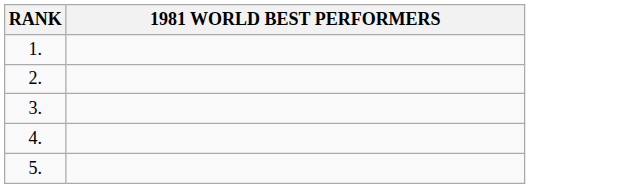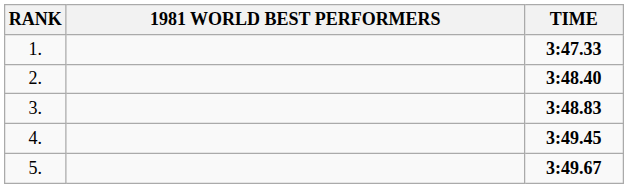+ column: (574, 19)
